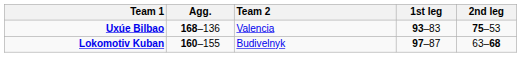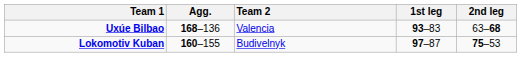(486, 28) 75–53 -> (486, 28) 63–68
(486, 44) 63–68 -> (486, 44) 75–53
